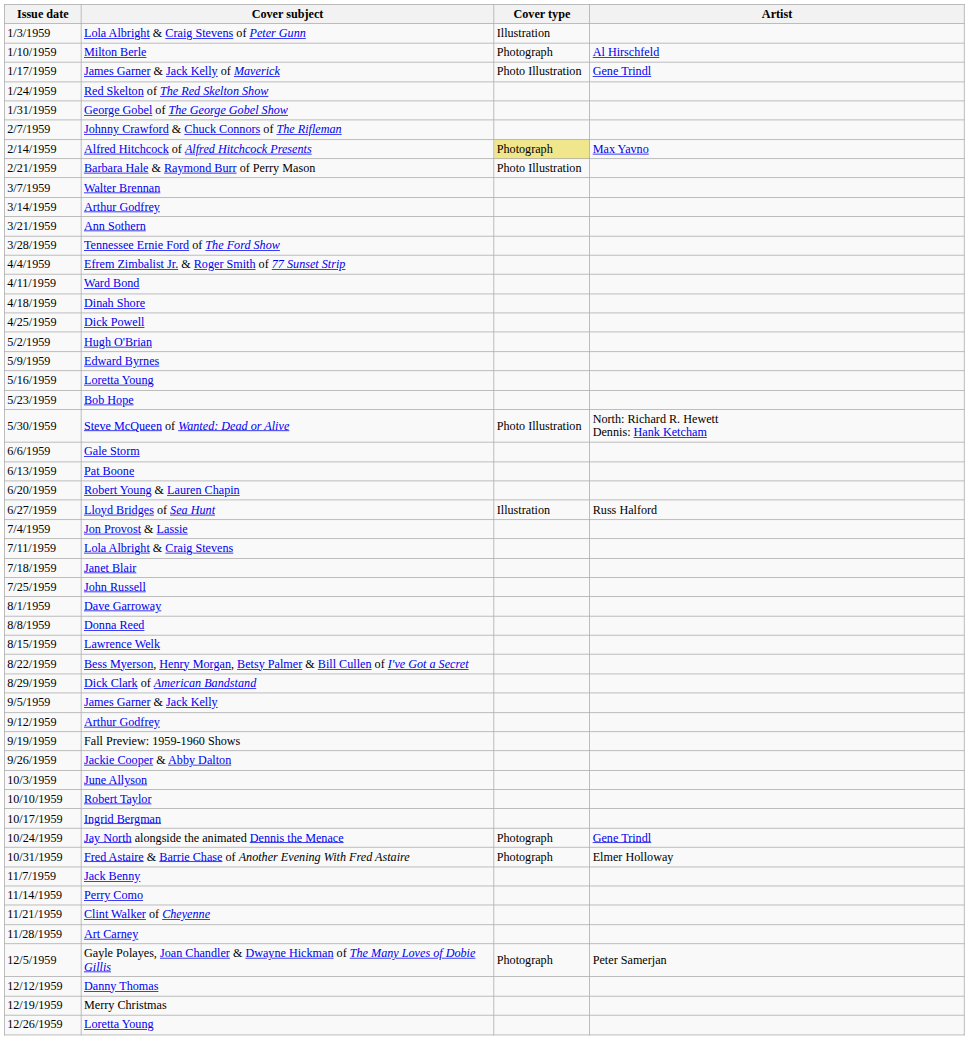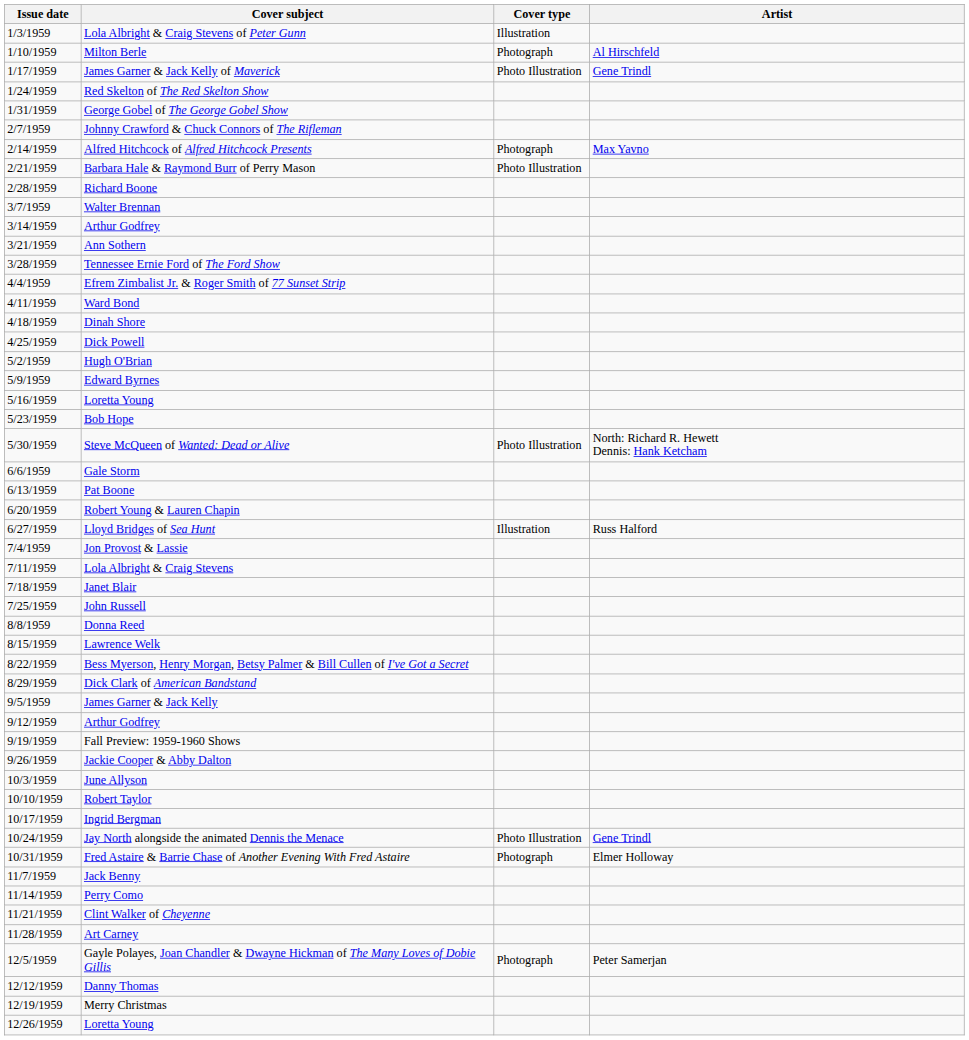(525, 149) khaki background -> (525, 149) no background
+ row: (32, 187)
- row: (29, 606)
(525, 837) Photograph -> (539, 837) Photo Illustration
